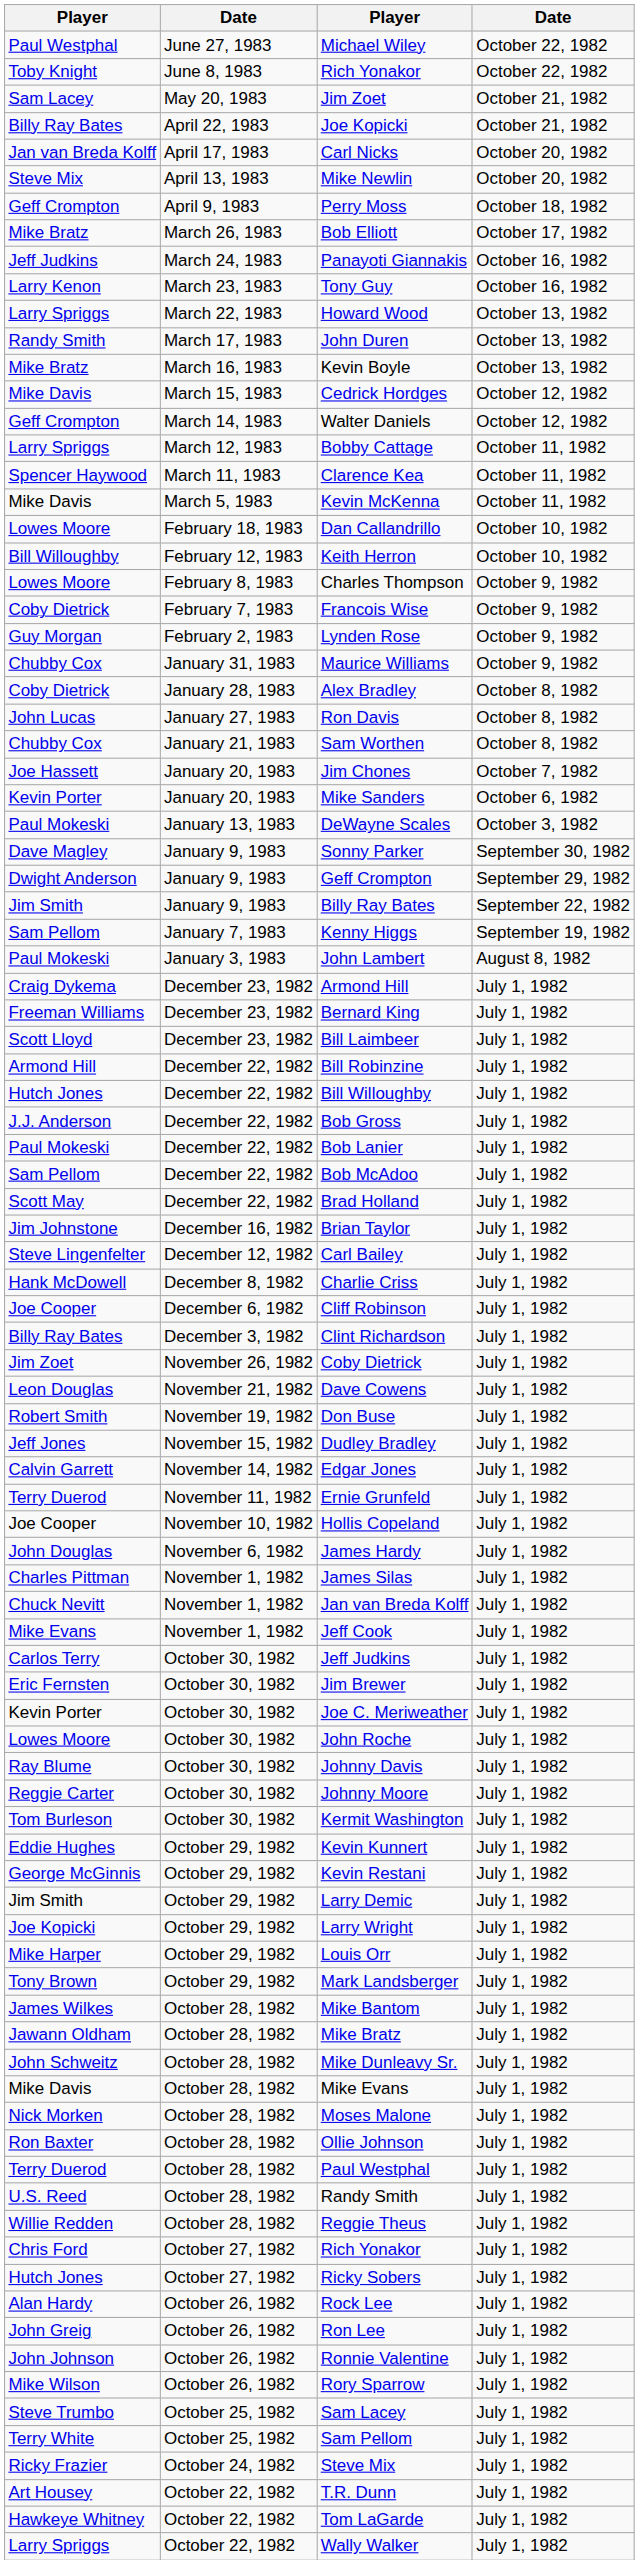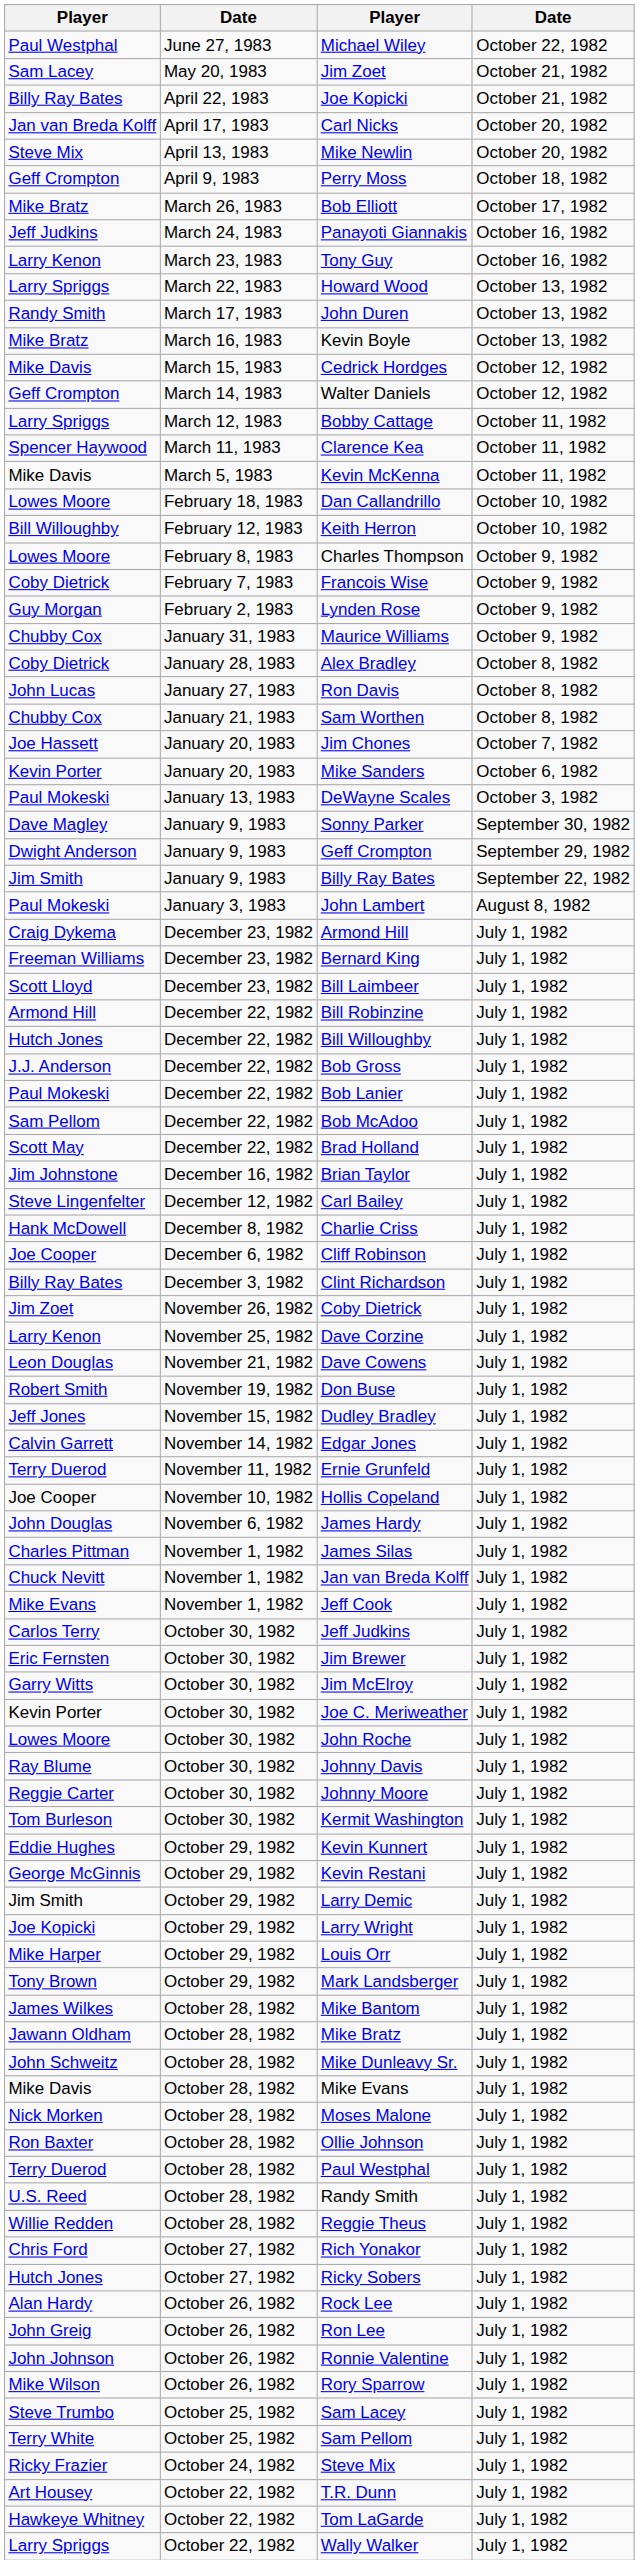- row: (53, 71)
- row: (54, 932)
+ row: (55, 1335)
+ row: (51, 1685)
